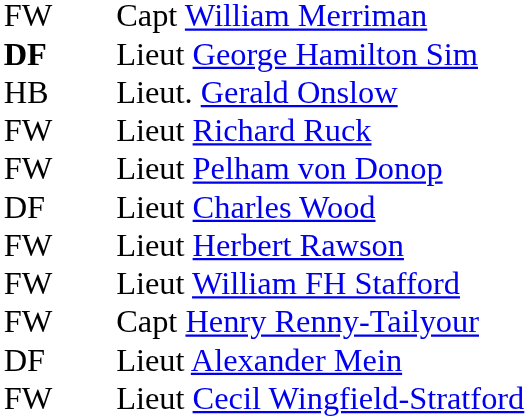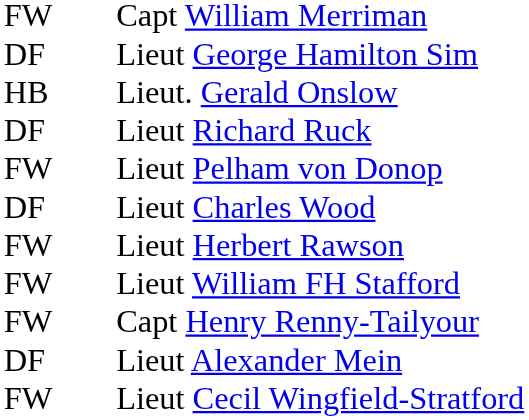(25, 53) bold -> (24, 53) normal
(28, 130) FW -> (24, 130) DF
